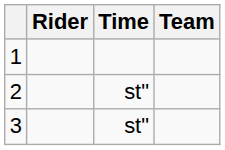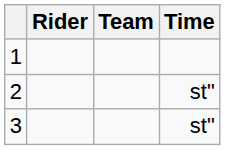columns swapped: (187, 21) <-> (124, 21)
